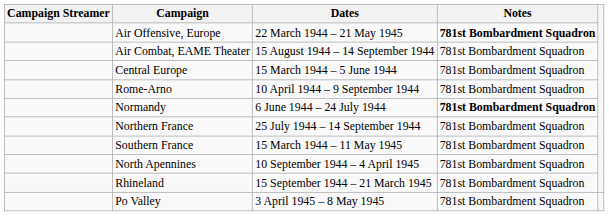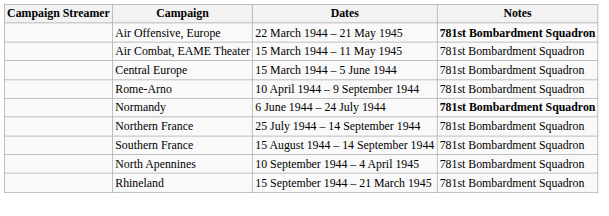(345, 51) 15 August 1944 – 14 September 1944 -> (329, 51) 15 March 1944 – 11 May 1945
(329, 145) 15 March 1944 – 11 May 1945 -> (345, 145) 15 August 1944 – 14 September 1944
- row: (138, 201)
